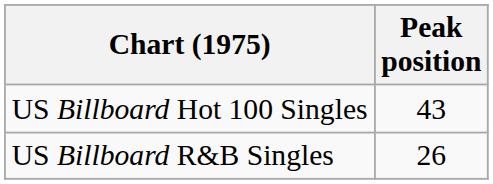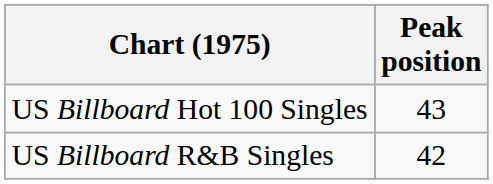(431, 155) 26 -> (431, 155) 42
